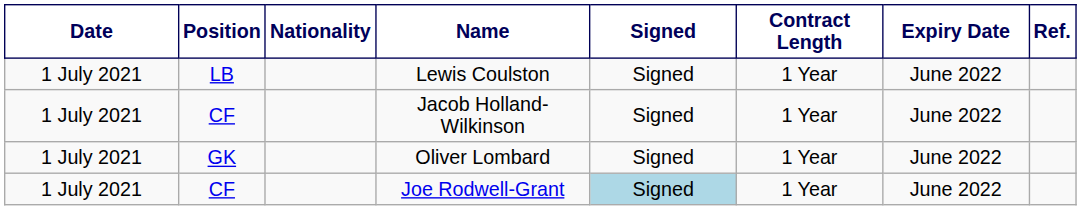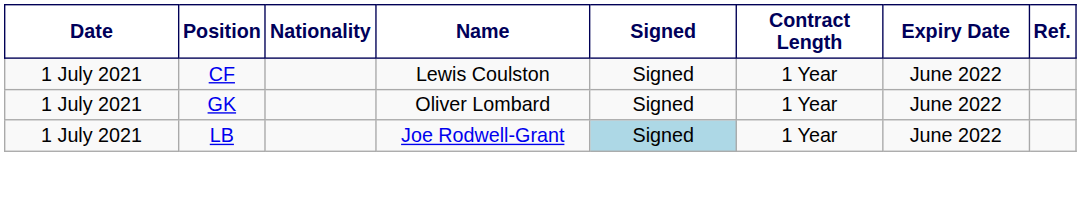(222, 74) LB -> (222, 74) CF
- row: (483, 116)
(222, 189) CF -> (222, 136) LB
